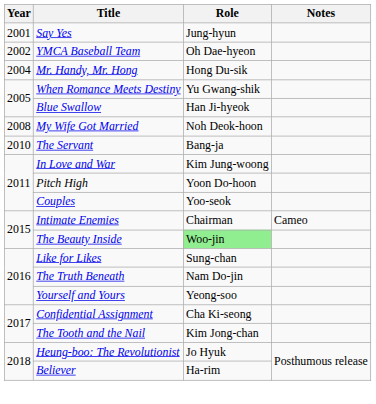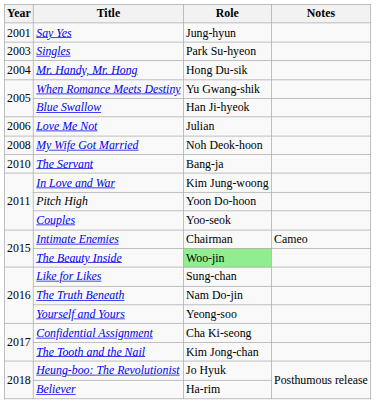- row: (88, 51)
+ row: (53, 51)
+ row: (67, 126)
